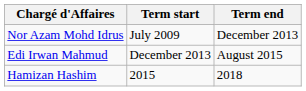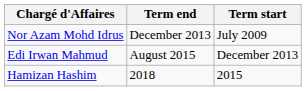columns swapped: (170, 14) <-> (257, 14)
